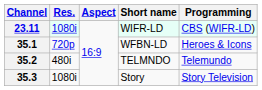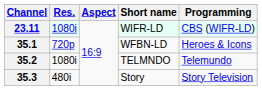(61, 61) 480i -> (64, 61) 1080i
(64, 77) 1080i -> (61, 77) 480i
